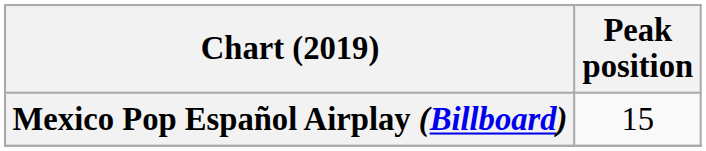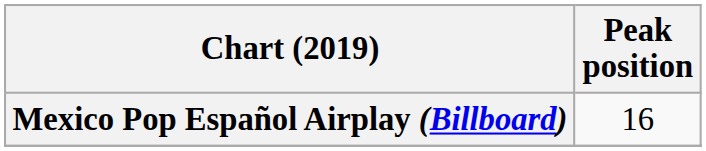(638, 118) 15 -> (638, 118) 16
